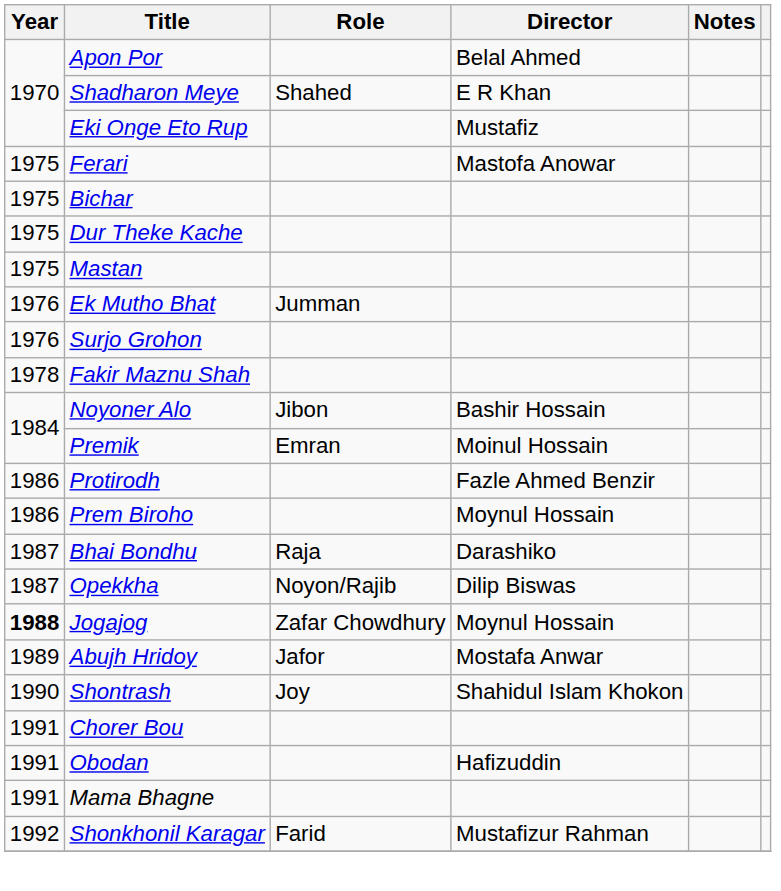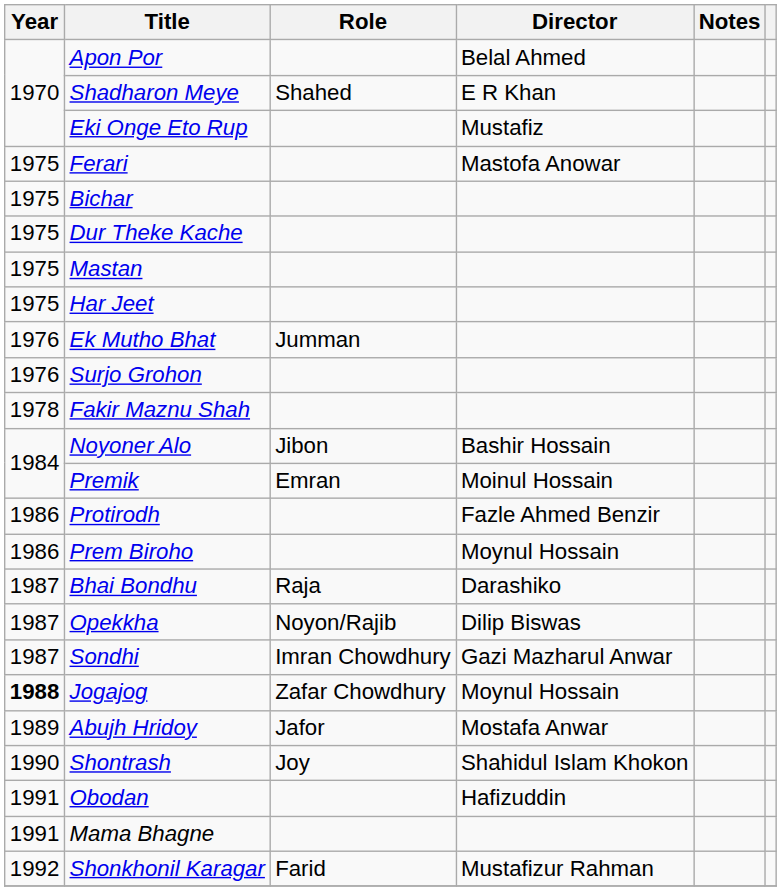+ row: (112, 304)
+ row: (104, 657)
- row: (126, 727)
